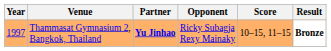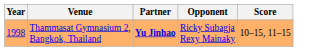- column: (309, 12)
(16, 33) 1997 -> (16, 33) 1998
